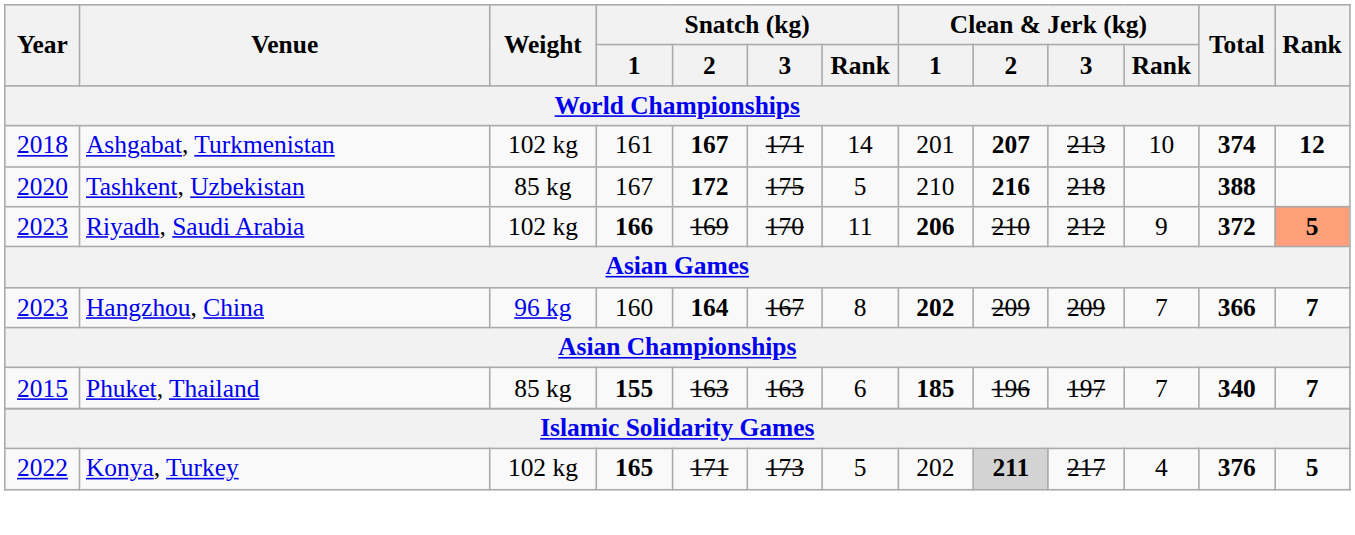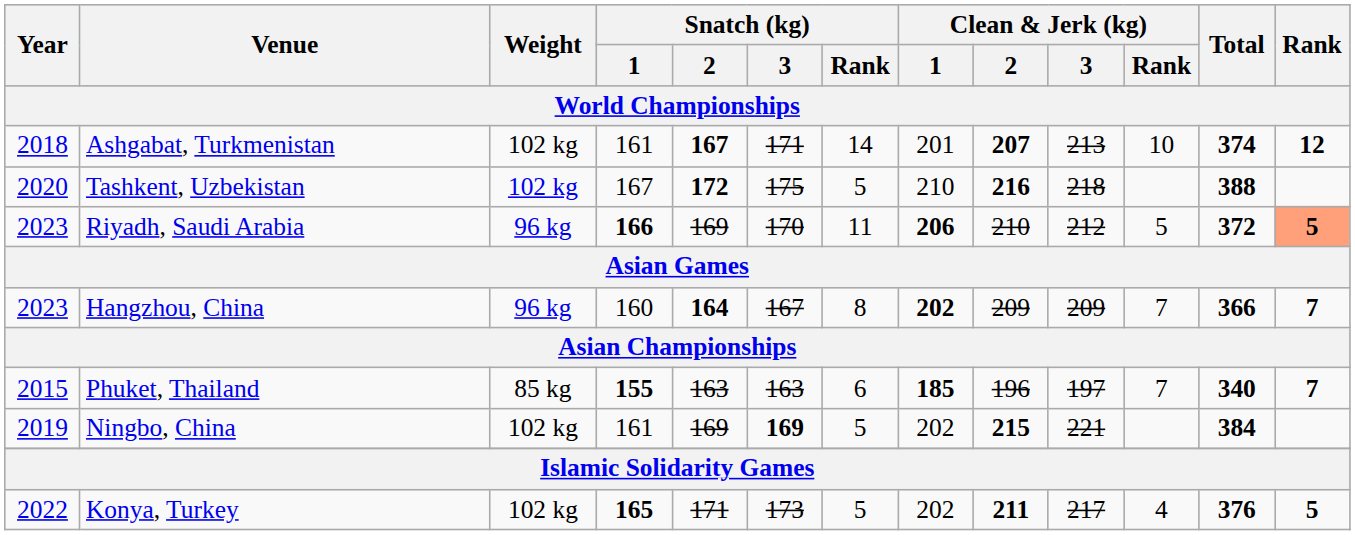(543, 186) 85 kg -> (543, 186) 102 kg
(543, 226) 102 kg -> (543, 226) 96 kg
(1161, 226) 9 -> (1161, 226) 5
+ row: (161, 428)
(1011, 468) lightgrey background -> (1011, 508) no background
